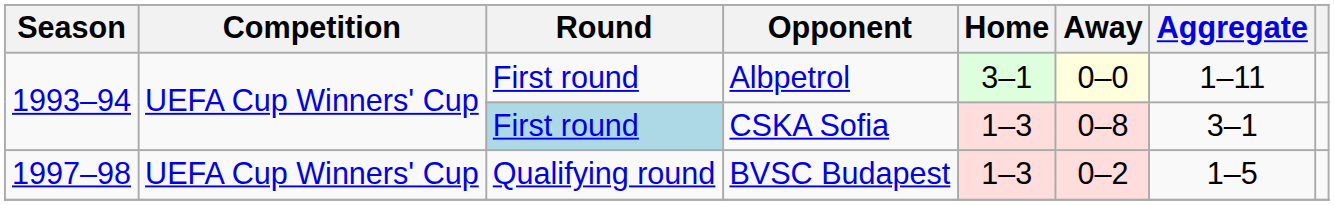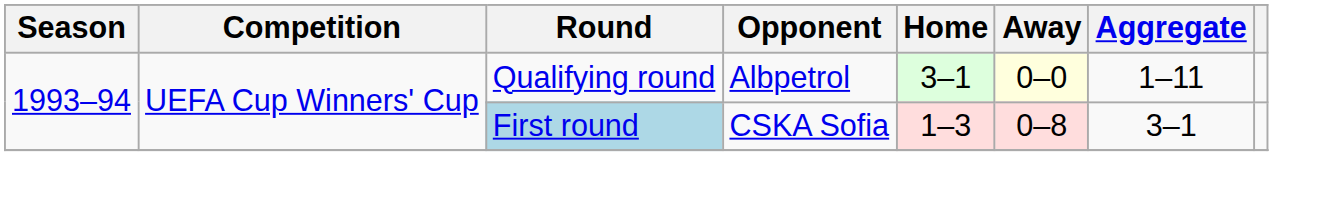(566, 77) First round -> (604, 77) Qualifying round
- row: (840, 174)
